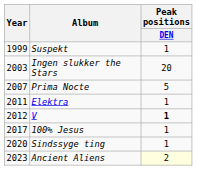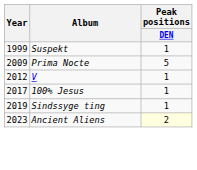- row: (76, 68)
(17, 87) 2007 -> (17, 63) 2009
- row: (50, 101)
(166, 116) bold -> (166, 77) normal
(17, 144) 2020 -> (17, 106) 2019
